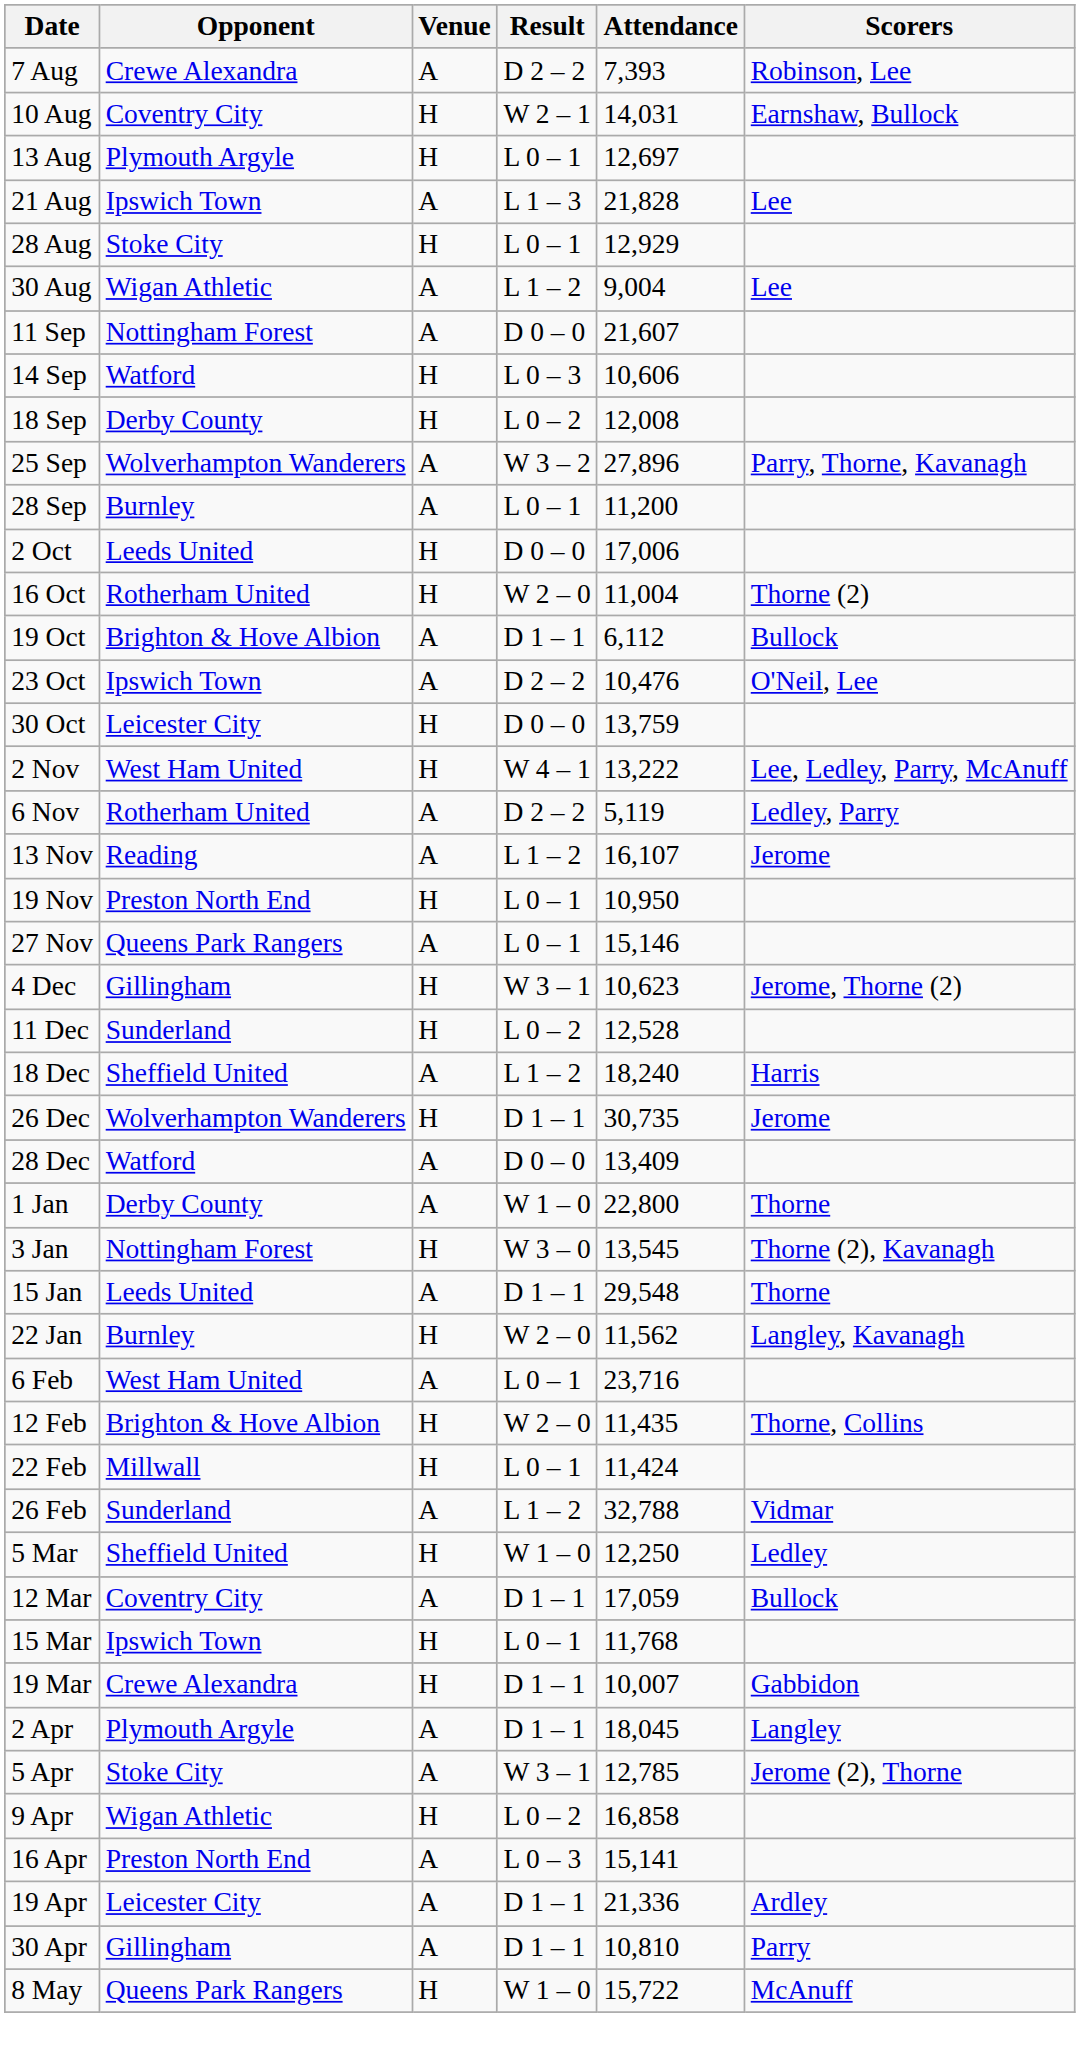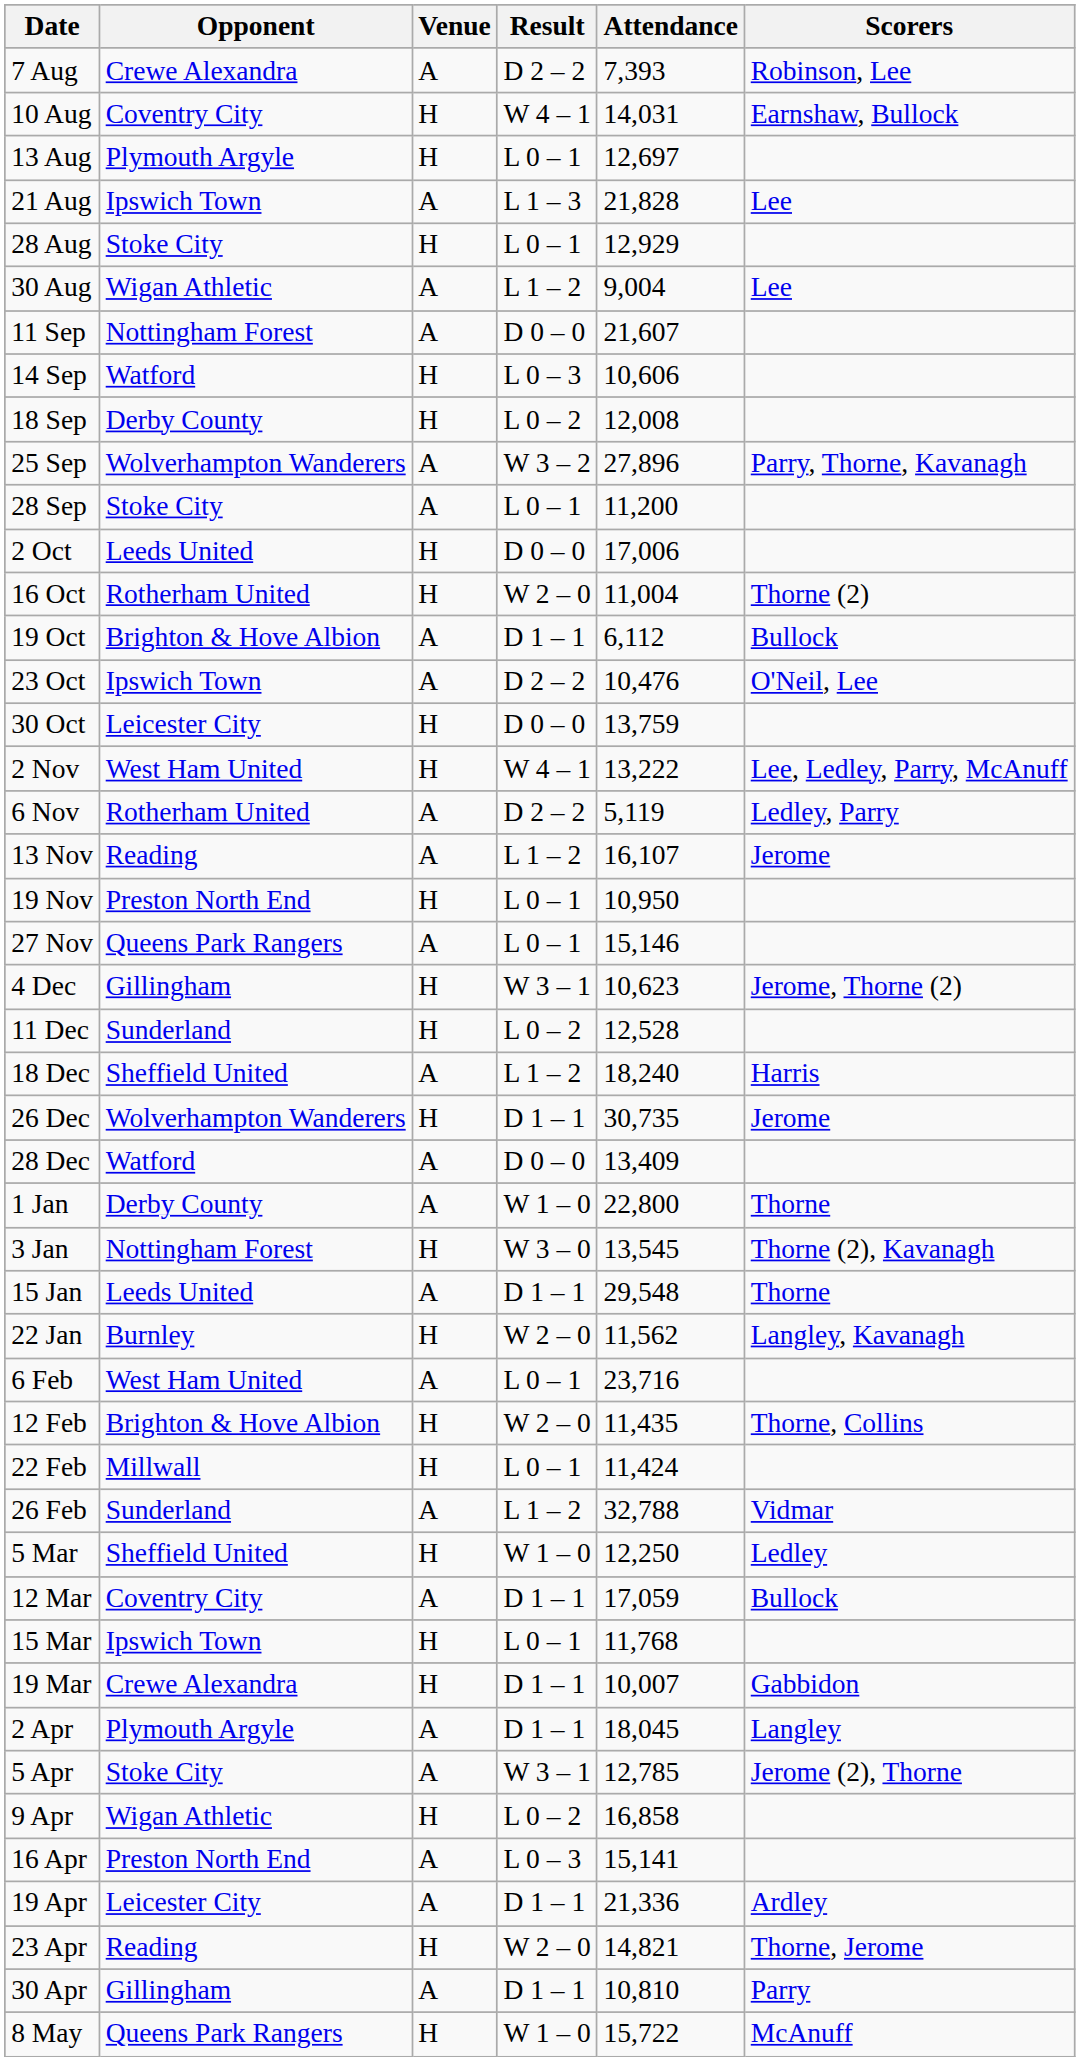(547, 113) W 2 – 1 -> (547, 113) W 4 – 1
(150, 506) Burnley -> (164, 506) Stoke City
+ row: (49, 1946)
